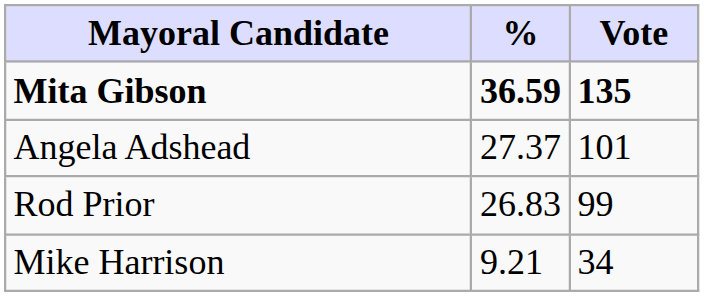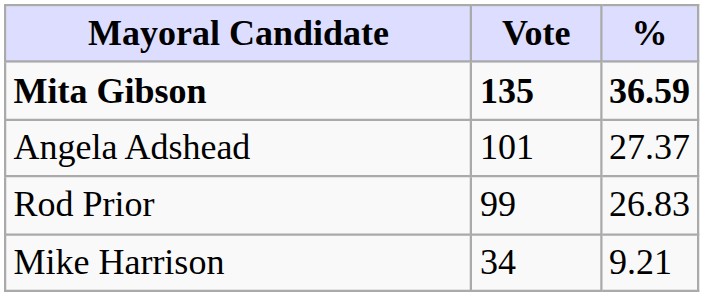columns swapped: (634, 33) <-> (521, 33)
